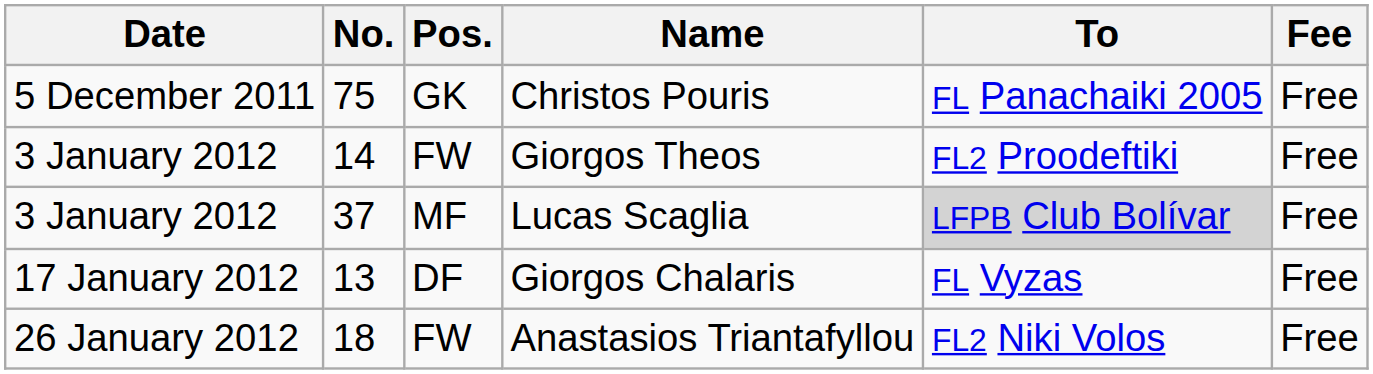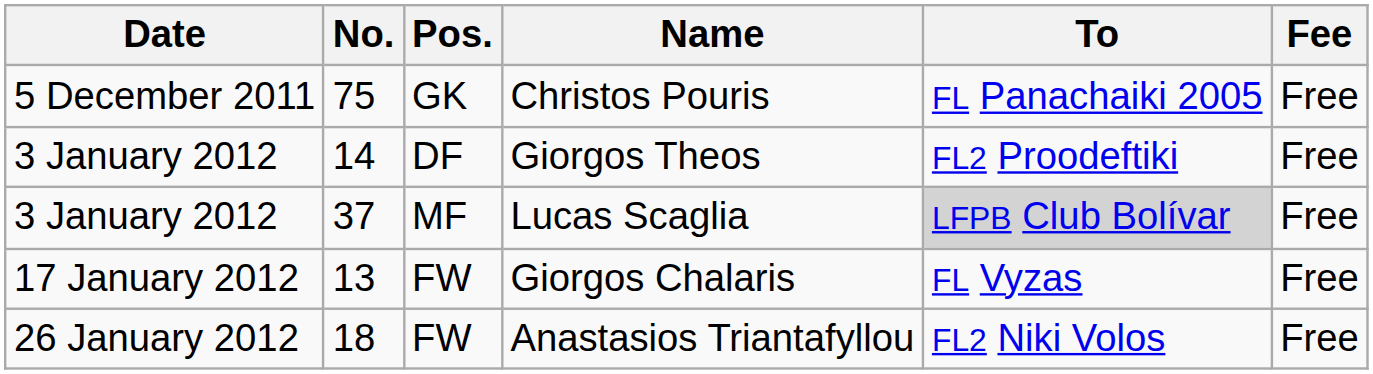(442, 156) FW -> (438, 156) DF
(438, 277) DF -> (442, 277) FW
